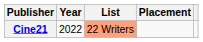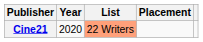(70, 29) 2022 -> (70, 29) 2020
